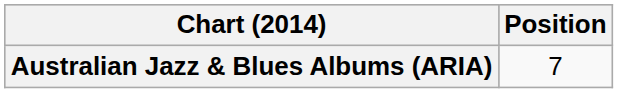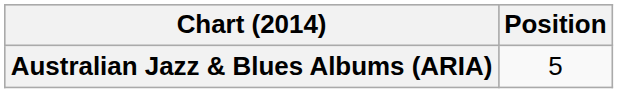(555, 66) 7 -> (555, 66) 5
